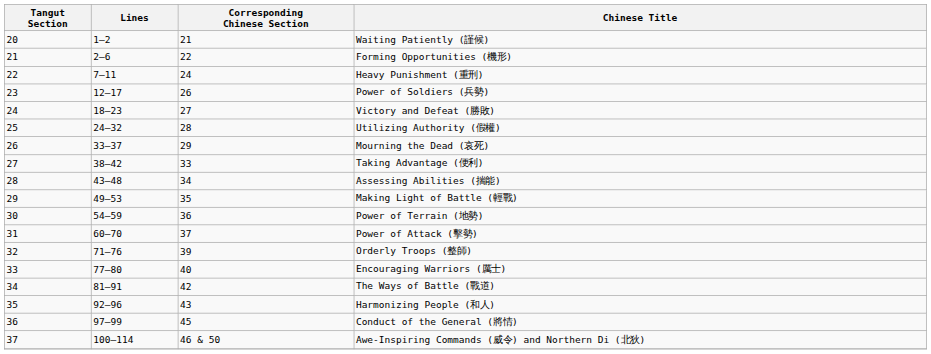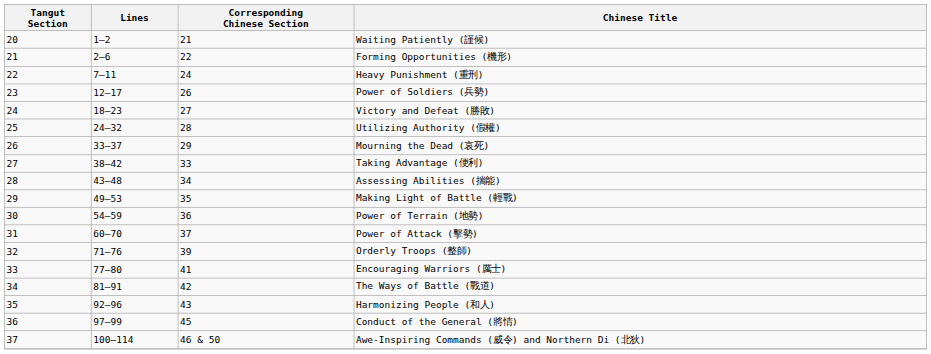(186, 269) 40 -> (186, 269) 41
